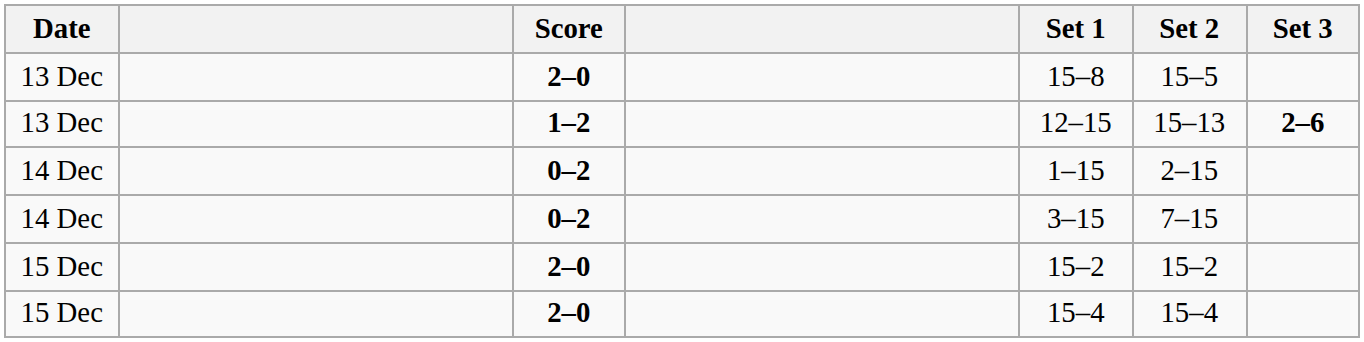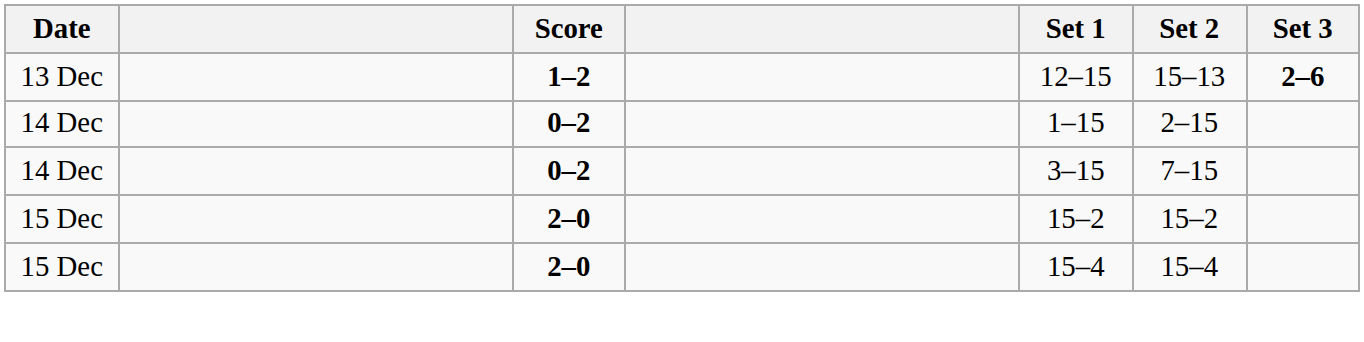- row: (62, 76)
